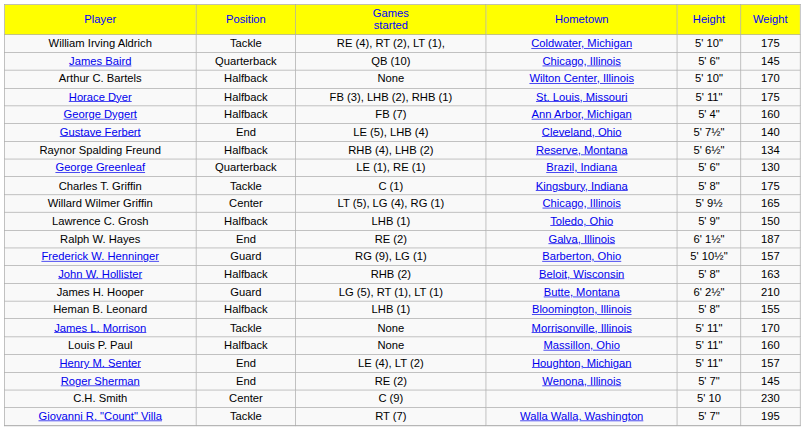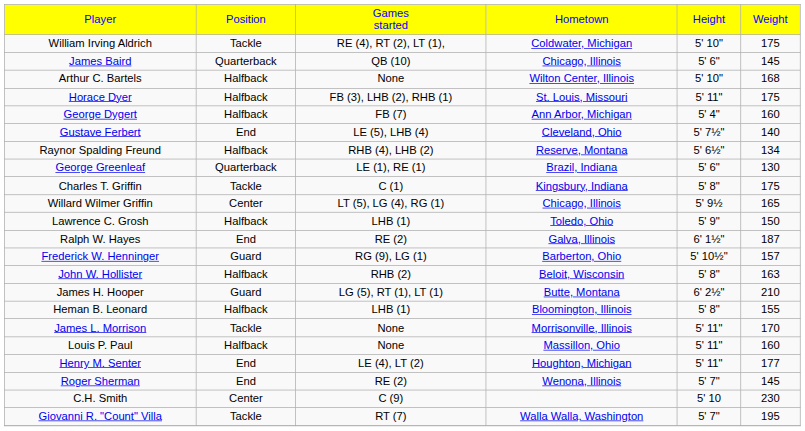(770, 79) 170 -> (770, 79) 168
(770, 363) 157 -> (770, 363) 177
